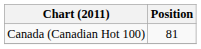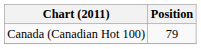(172, 33) 81 -> (172, 33) 79
